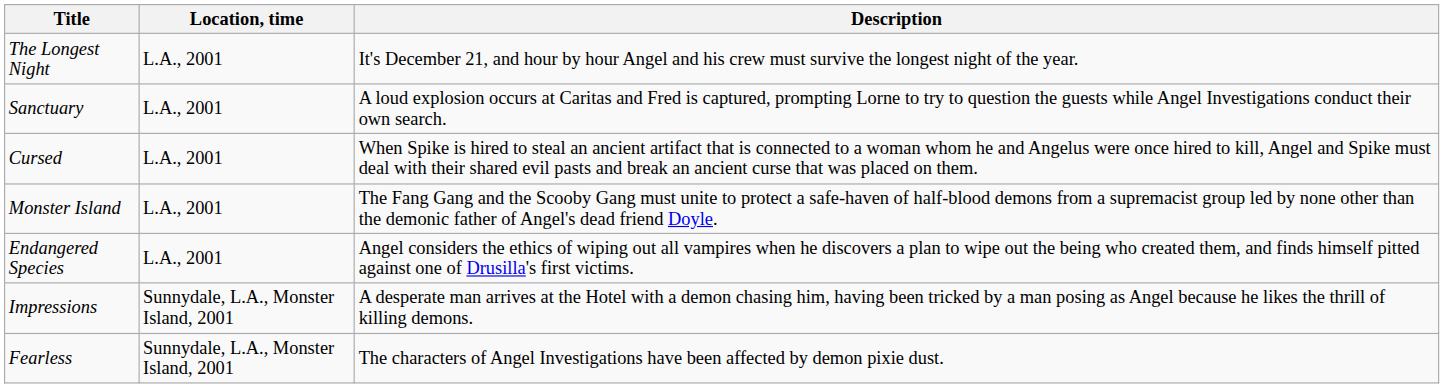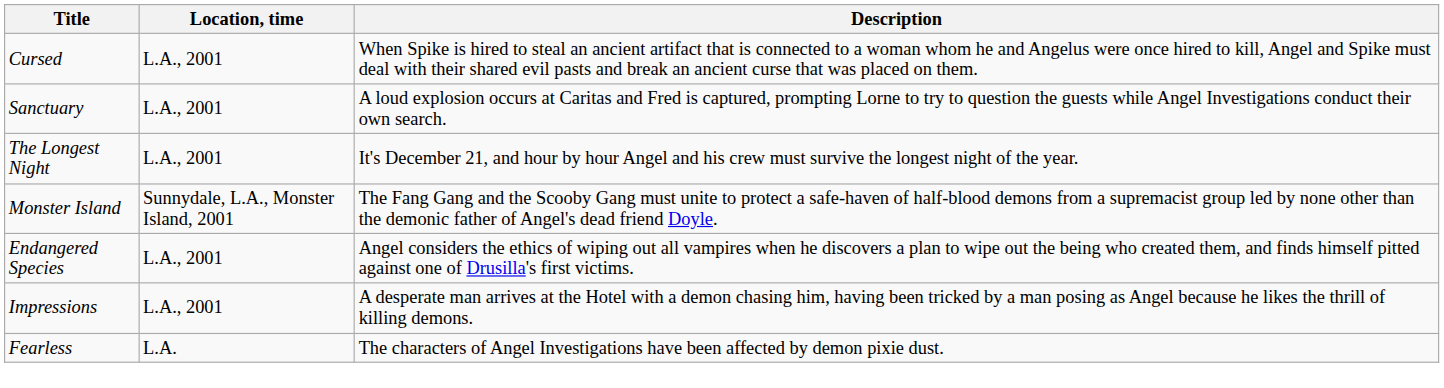rows swapped: (35, 158) <-> (54, 58)
(183, 208) L.A., 2001 -> (239, 208) Sunnydale, L.A., Monster Island, 2001
(239, 308) Sunnydale, L.A., Monster Island, 2001 -> (183, 308) L.A., 2001
(239, 357) Sunnydale, L.A., Monster Island, 2001 -> (160, 347) L.A.
